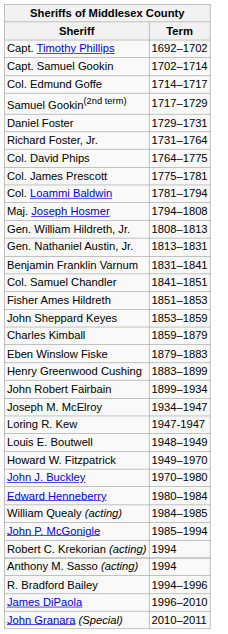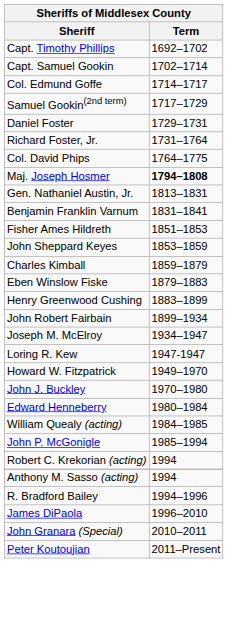- row: (57, 176)
- row: (60, 194)
(180, 211) normal -> (180, 176) bold
- row: (69, 229)
- row: (62, 282)
- row: (50, 442)
+ row: (48, 549)
